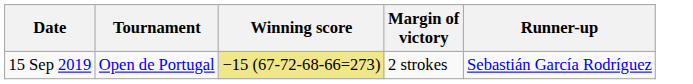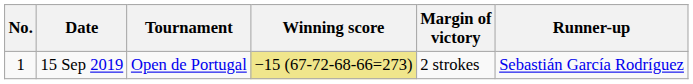+ column: (21, 28)
